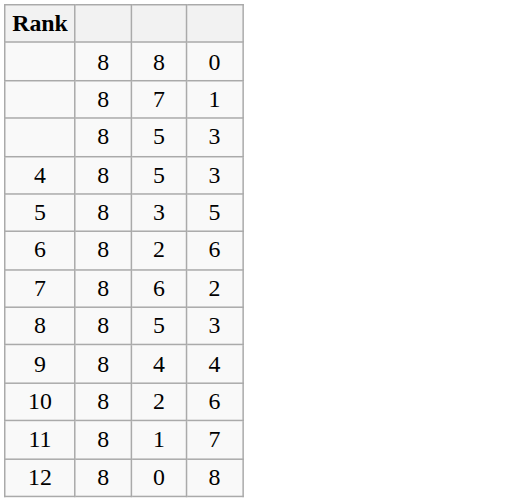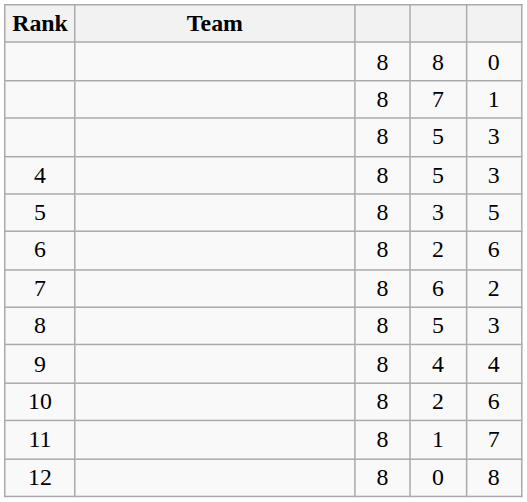+ column: (215, 23)
